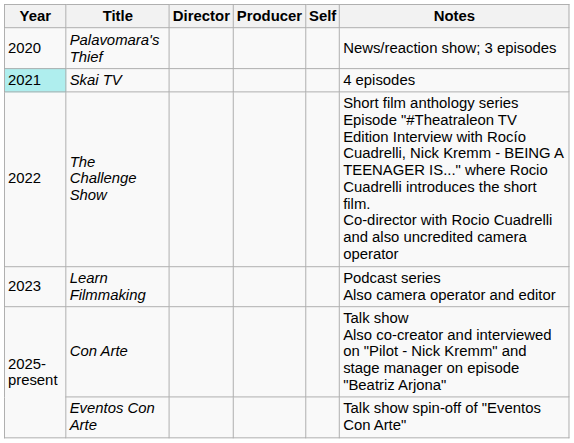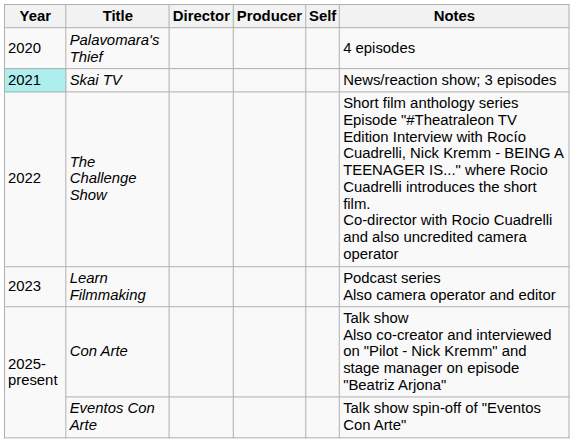(450, 48) News/reaction show; 3 episodes -> (379, 48) 4 episodes
(379, 80) 4 episodes -> (450, 80) News/reaction show; 3 episodes
